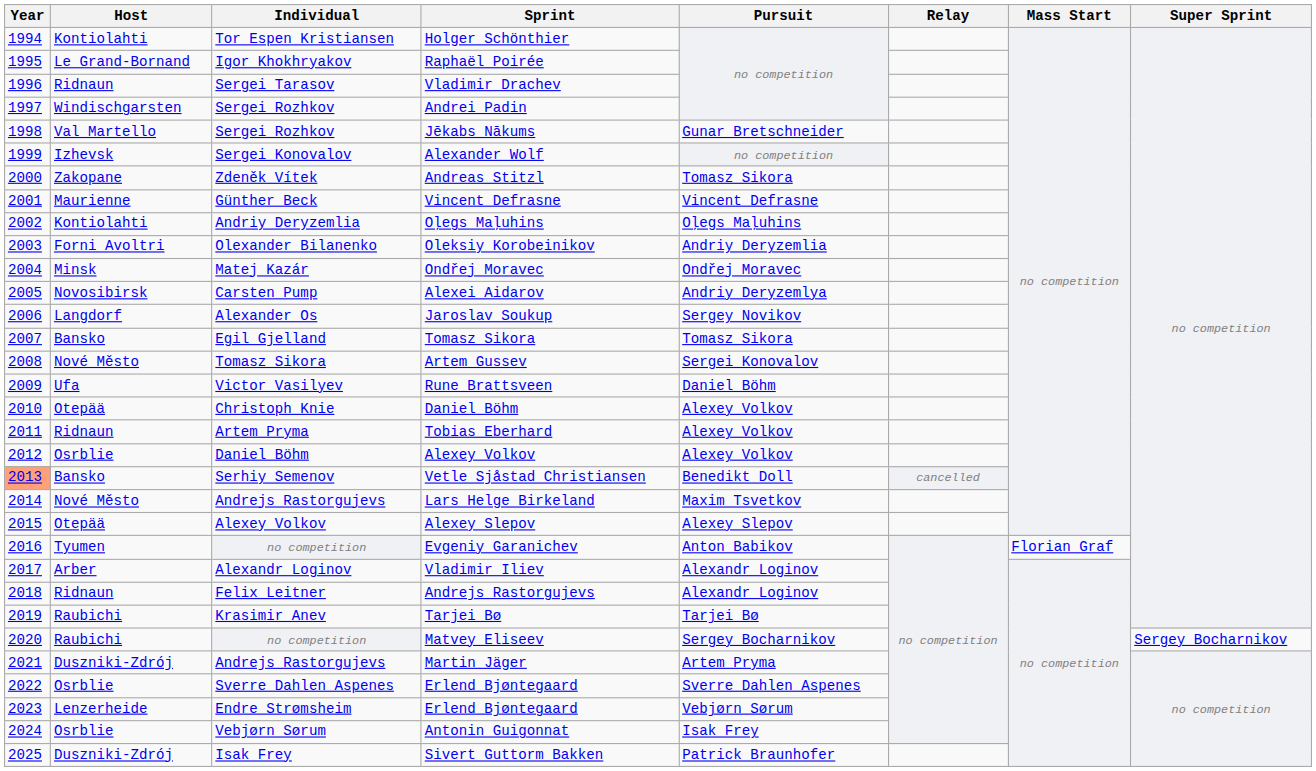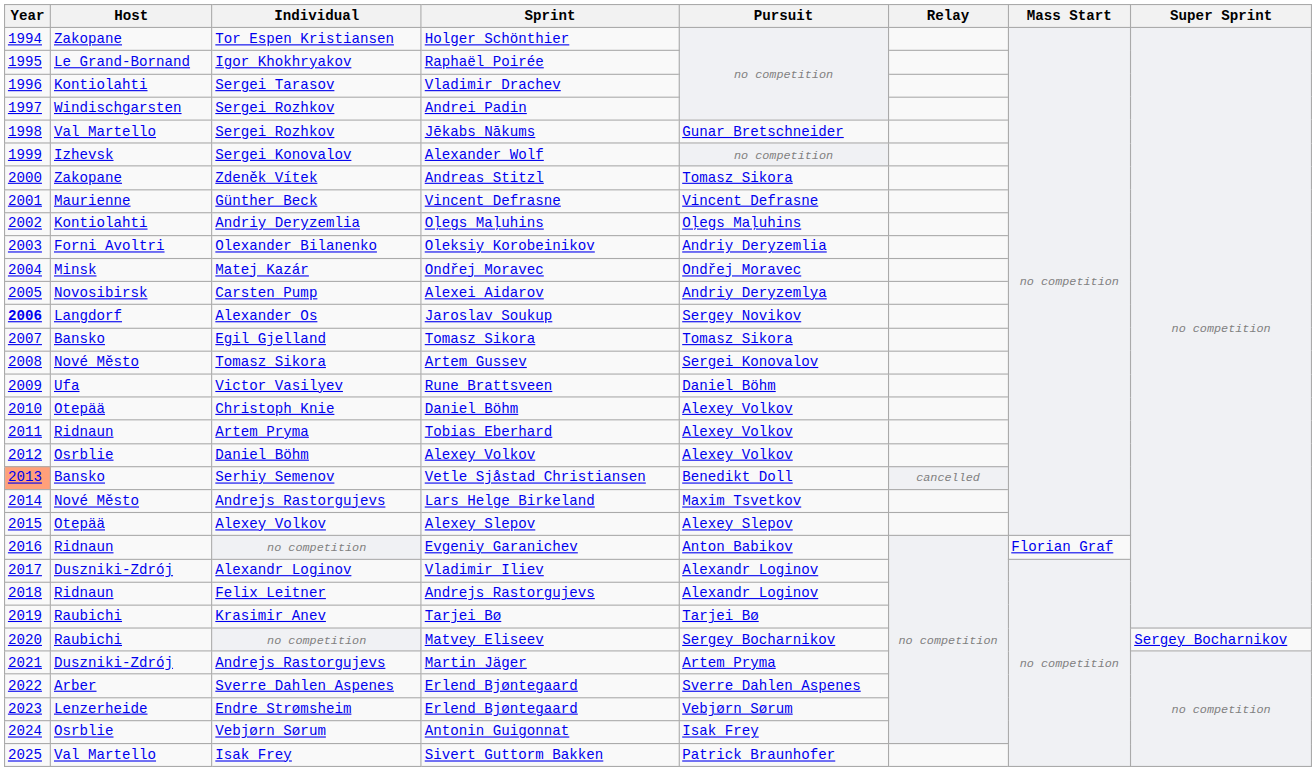(101, 39) Kontiolahti -> (88, 39) Zakopane
(84, 85) Ridnaun -> (101, 85) Kontiolahti
(25, 316) normal -> (25, 316) bold
(79, 547) Tyumen -> (84, 547) Ridnaun
(75, 570) Arber -> (114, 570) Duszniki-Zdrój
(84, 686) Osrblie -> (75, 686) Arber
(114, 755) Duszniki-Zdrój -> (105, 755) Val Martello
